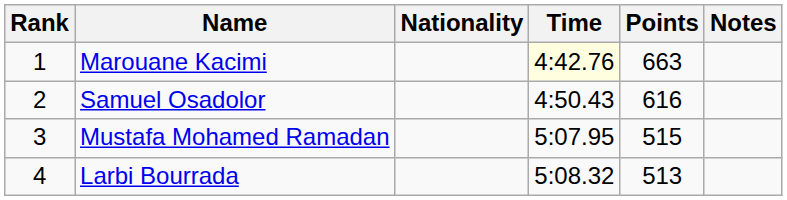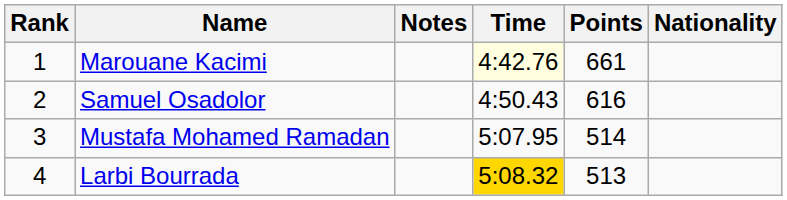columns swapped: (462, 23) <-> (743, 23)
(662, 61) 663 -> (606, 61) 661
(662, 137) 515 -> (606, 137) 514
(574, 175) no background -> (518, 175) gold background
